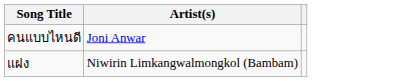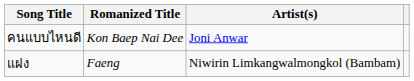+ column: (135, 14)
